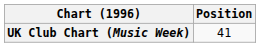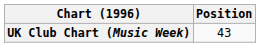(224, 33) 41 -> (224, 33) 43
